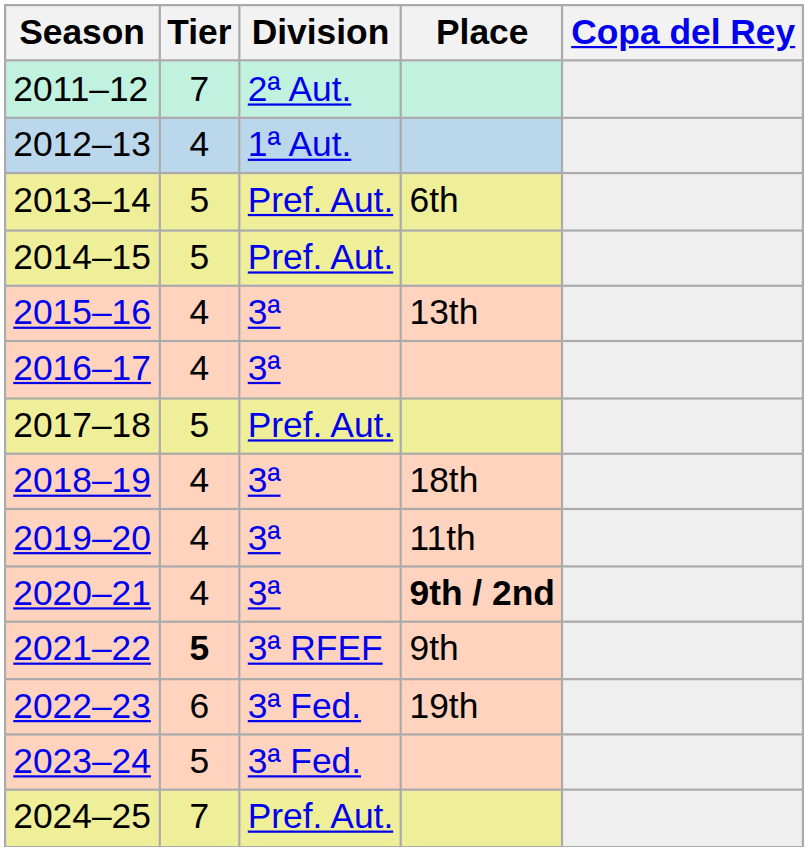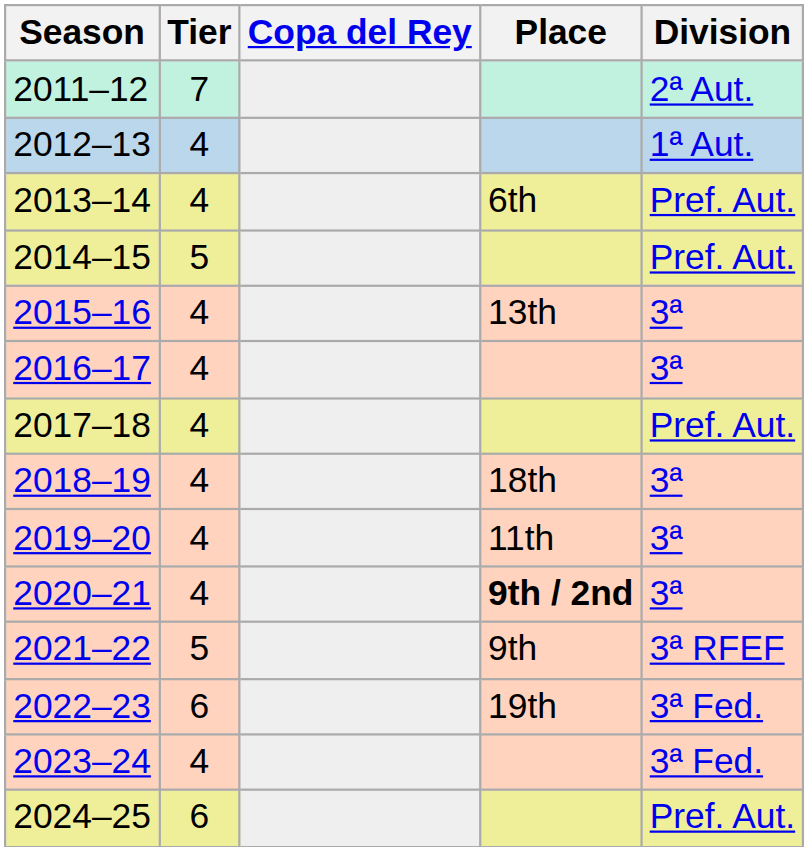columns swapped: (320, 32) <-> (683, 32)
(199, 200) 5 -> (199, 200) 4
(199, 425) 5 -> (199, 425) 4
(199, 649) bold -> (199, 649) normal
(199, 761) 5 -> (199, 761) 4
(199, 817) 7 -> (199, 817) 6
